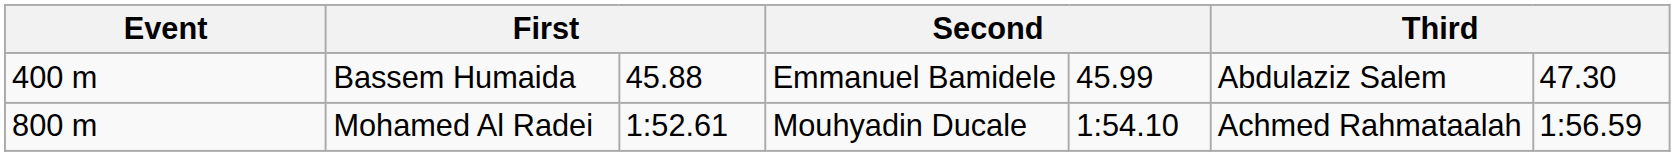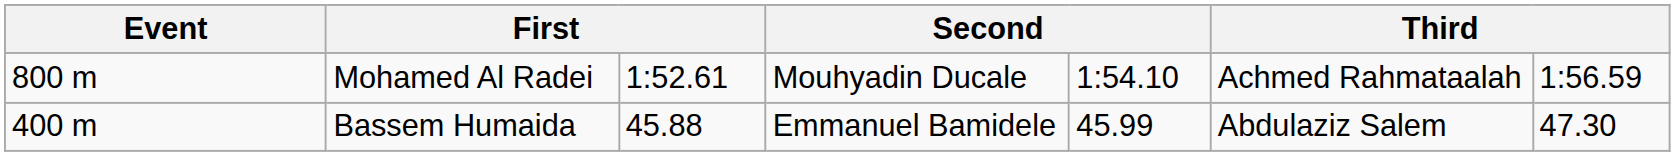rows swapped: (455, 77) <-> (463, 126)
